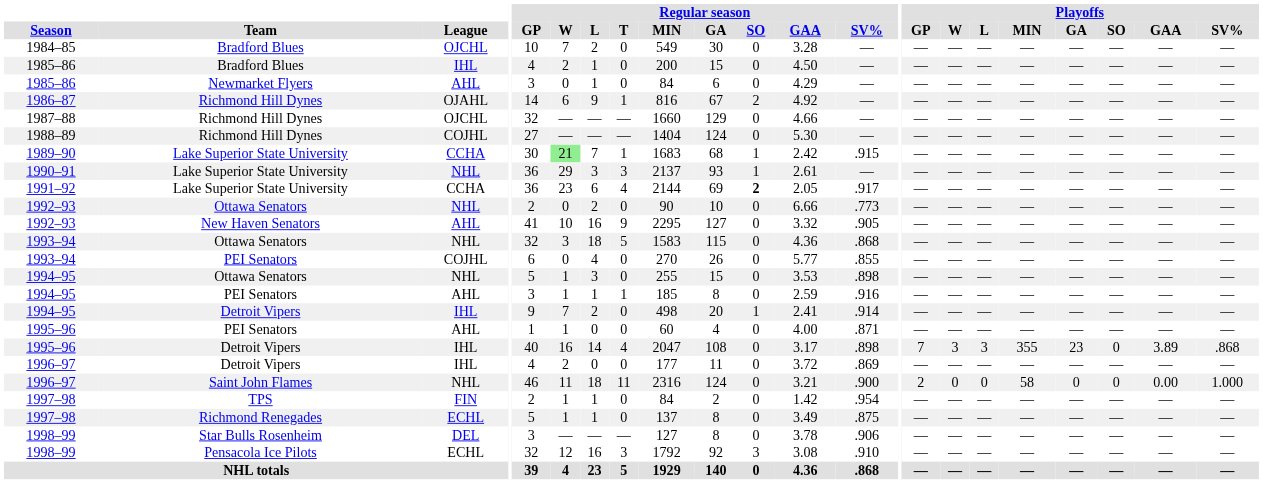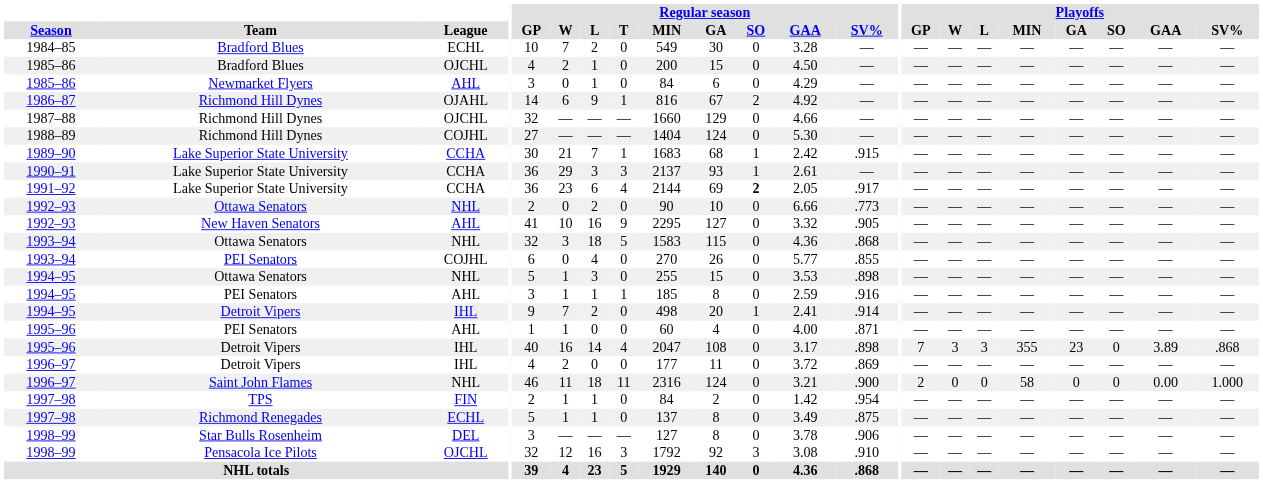(466, 48) OJCHL -> (466, 48) ECHL
(466, 65) IHL -> (466, 65) OJCHL
(565, 153) lightgreen background -> (565, 153) no background
(466, 171) NHL -> (466, 171) CCHA
(466, 452) ECHL -> (466, 452) OJCHL
